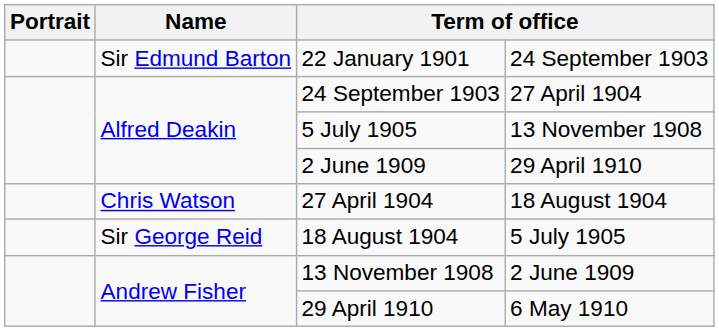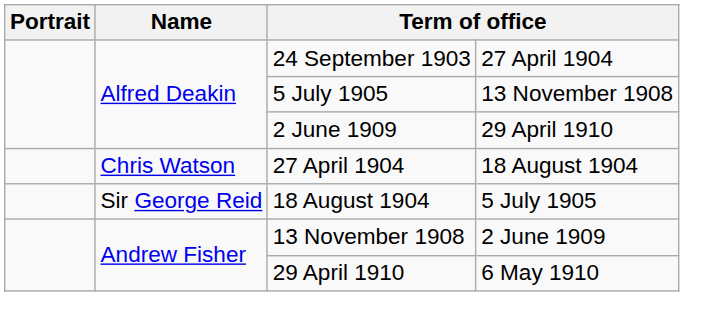- row: (386, 58)
